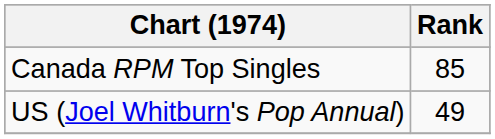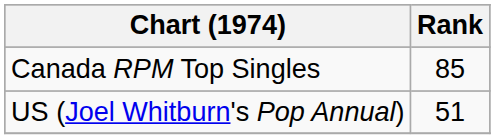(450, 111) 49 -> (450, 111) 51
